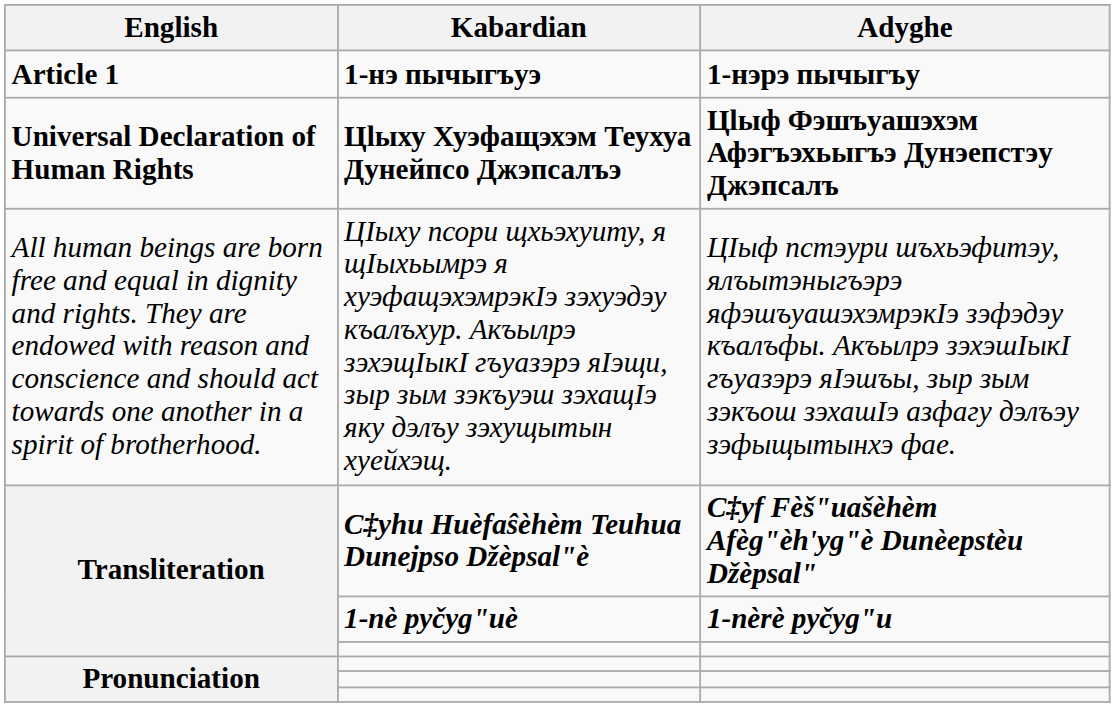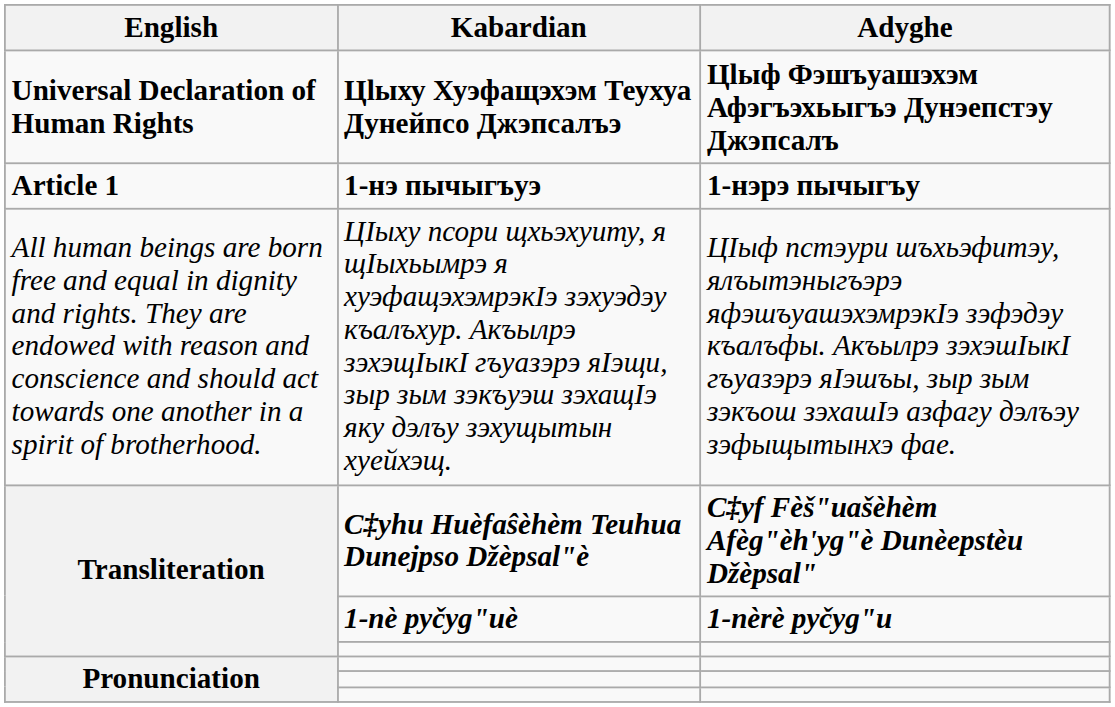rows swapped: (164, 152) <-> (65, 73)
